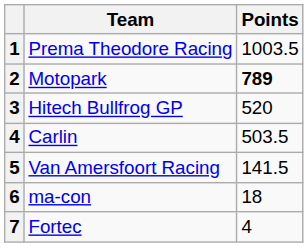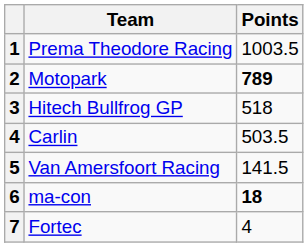(257, 108) 520 -> (257, 108) 518
(252, 197) normal -> (252, 197) bold
